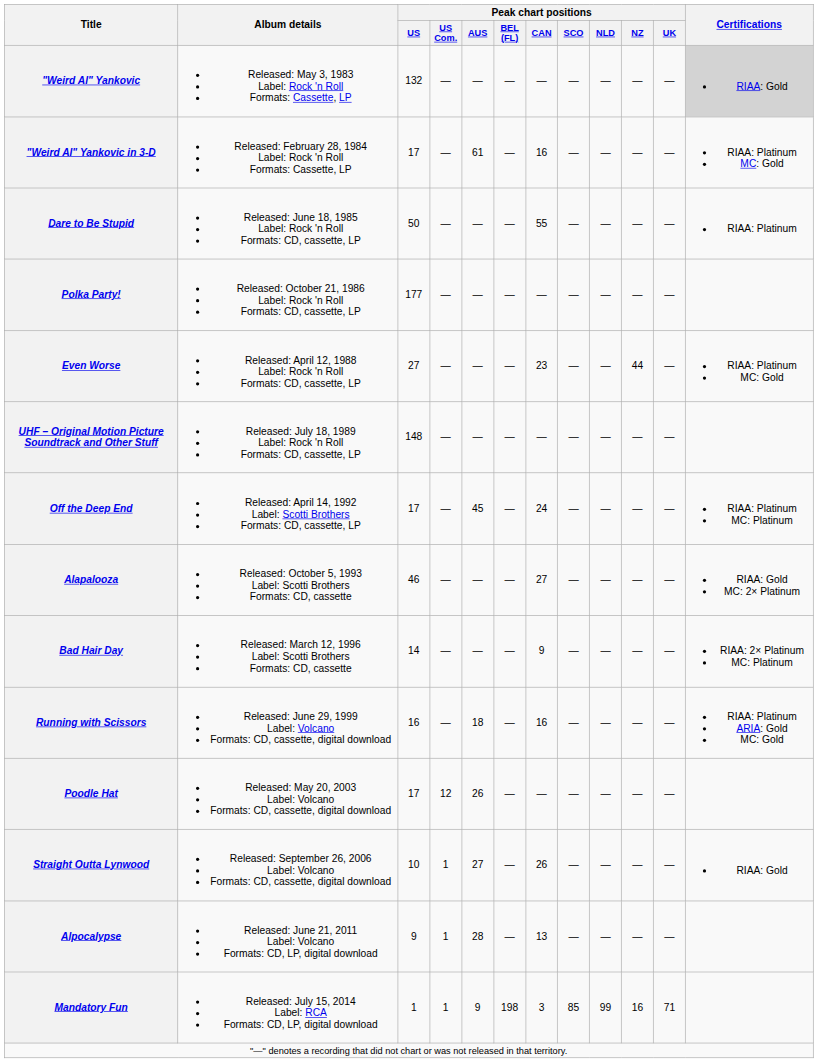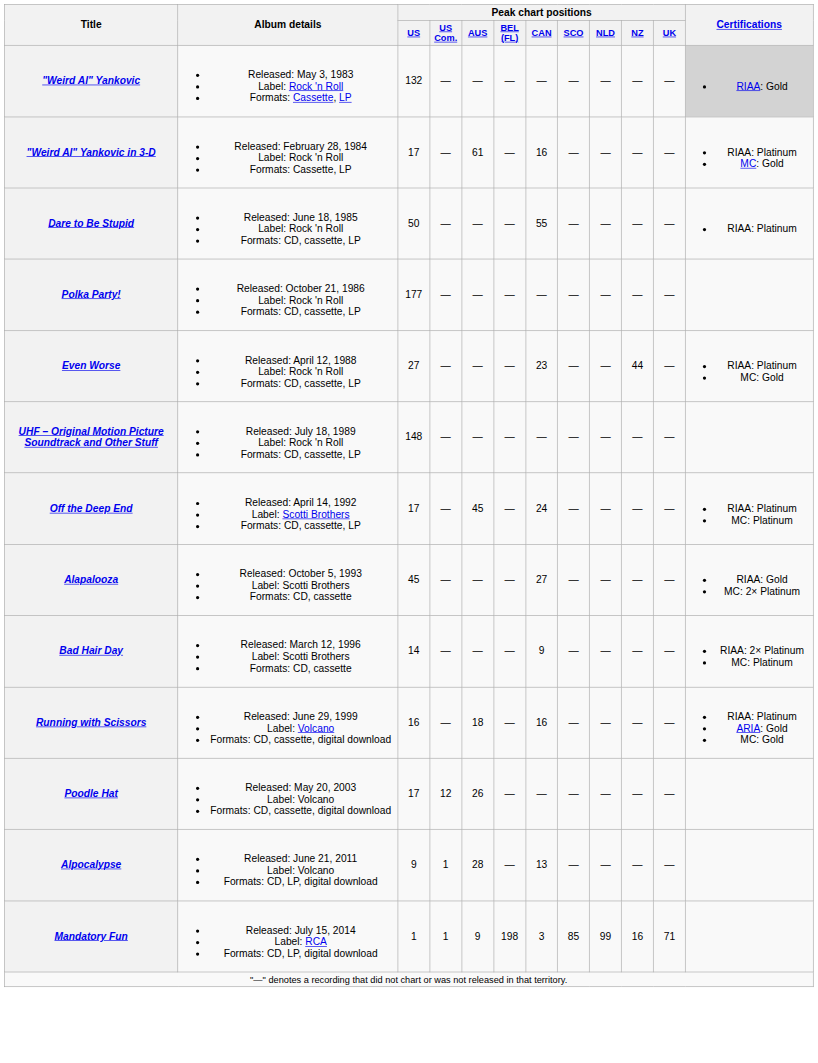(414, 580) 46 -> (414, 580) 45
- row: (91, 865)
